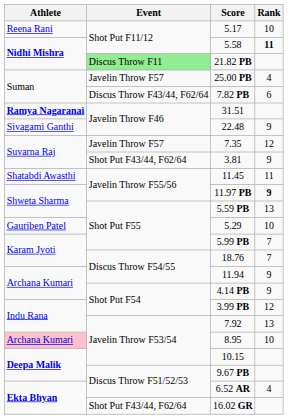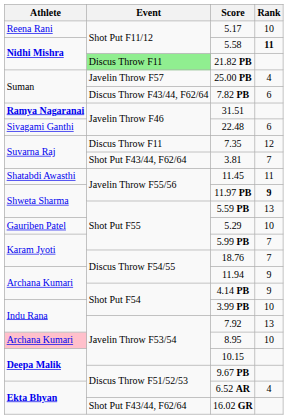(269, 127) 9 -> (269, 127) 6
(126, 144) Javelin Throw F57 -> (126, 144) Discus Throw F11
(269, 160) 9 -> (269, 160) 7
(269, 308) 12 -> (269, 308) 10
